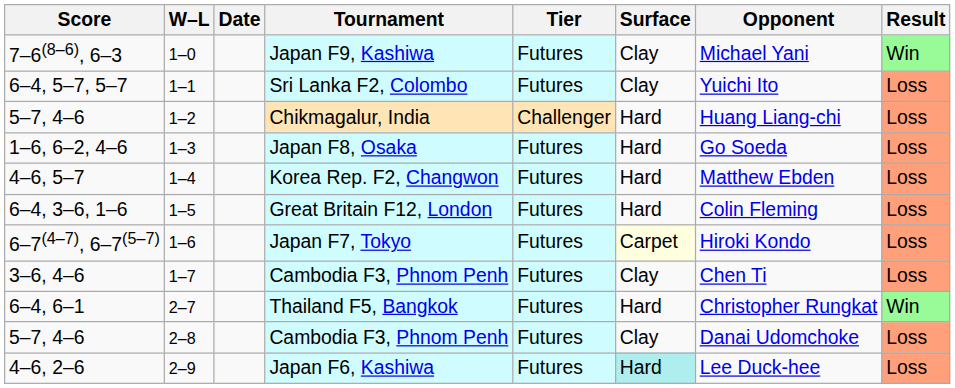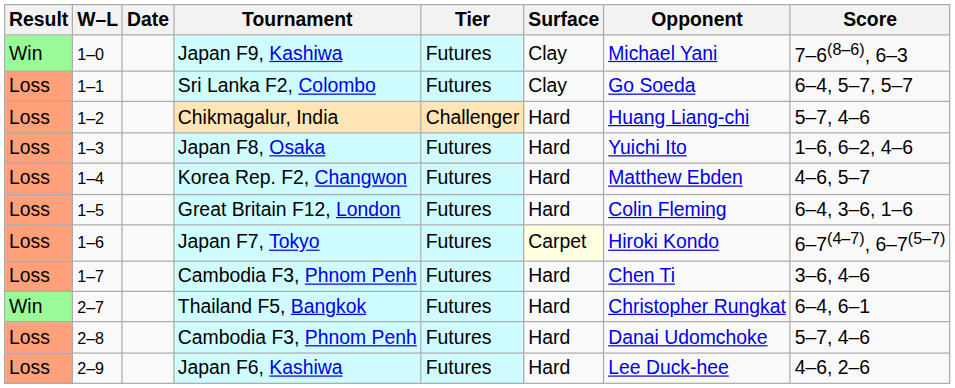columns swapped: (916, 19) <-> (84, 19)
(739, 86) Yuichi Ito -> (652, 86) Go Soeda
(743, 147) Go Soeda -> (648, 147) Yuichi Ito
(639, 275) Clay -> (549, 275) Hard
(639, 337) Clay -> (549, 337) Hard
(641, 368) paleturquoise background -> (549, 368) no background
